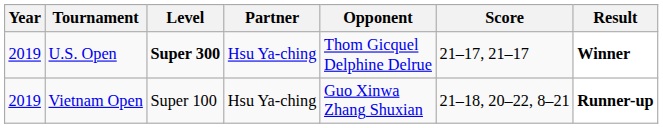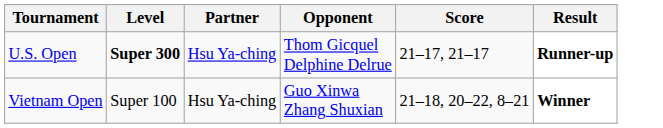- column: (25, 18)
(604, 54) Winner -> (575, 54) Runner-up
(615, 100) Runner-up -> (564, 100) Winner
